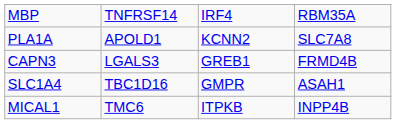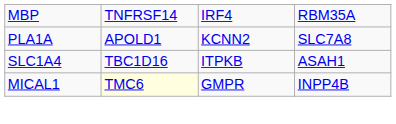- row: (32, 61)
(223, 84) GMPR -> (222, 61) ITPKB
(124, 107) no background -> (124, 84) lightyellow background
(222, 107) ITPKB -> (223, 84) GMPR
